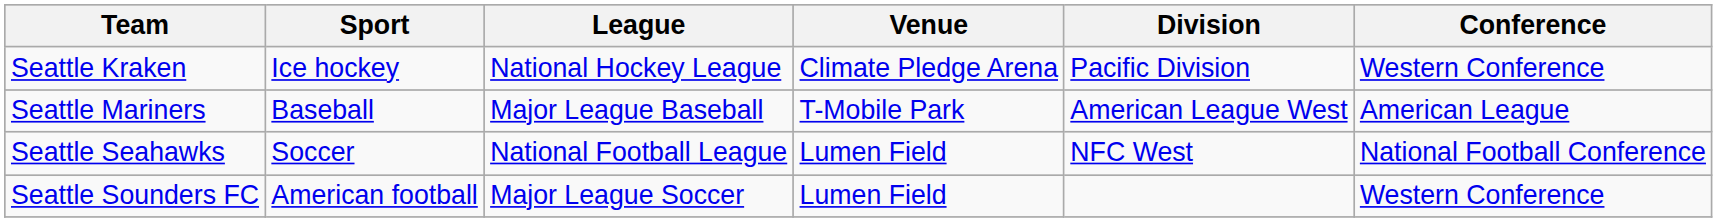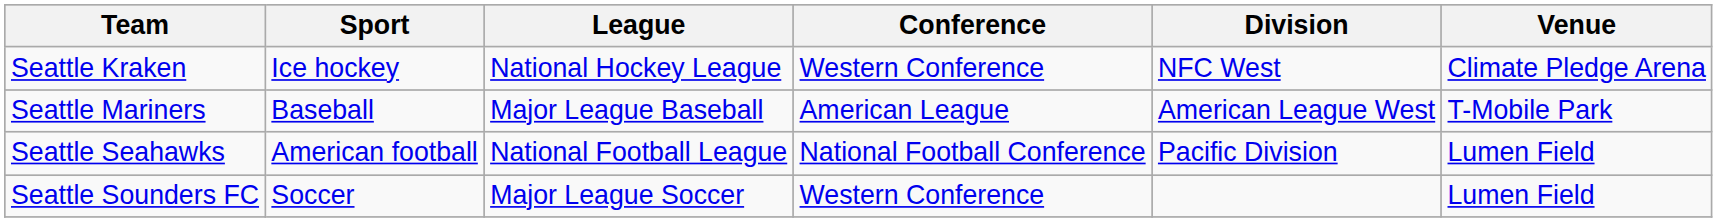columns swapped: (1533, 25) <-> (929, 25)
(1160, 68) Pacific Division -> (1219, 68) NFC West
(313, 152) Soccer -> (375, 152) American football
(1132, 152) NFC West -> (1248, 152) Pacific Division
(375, 195) American football -> (313, 195) Soccer
